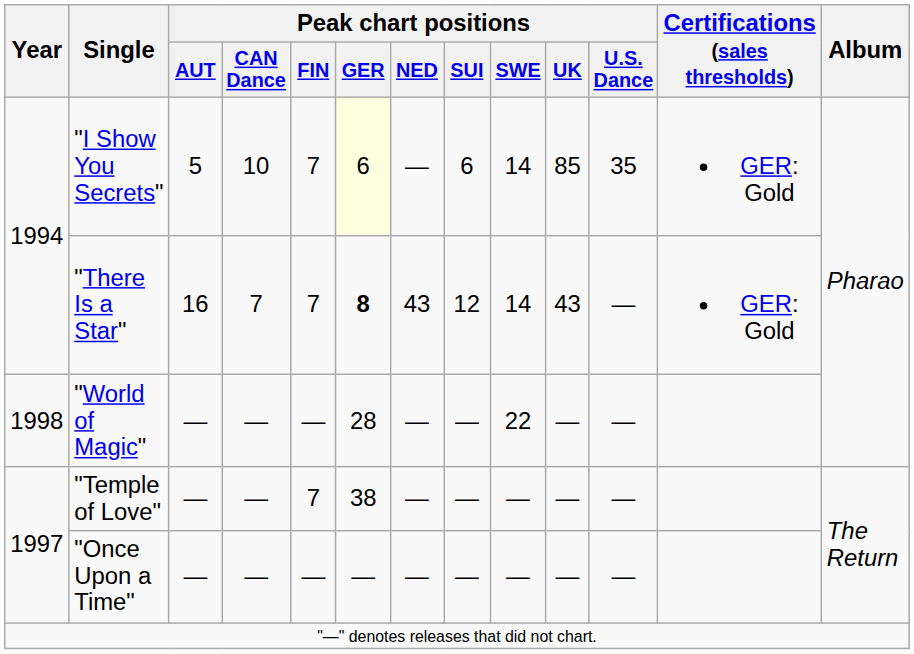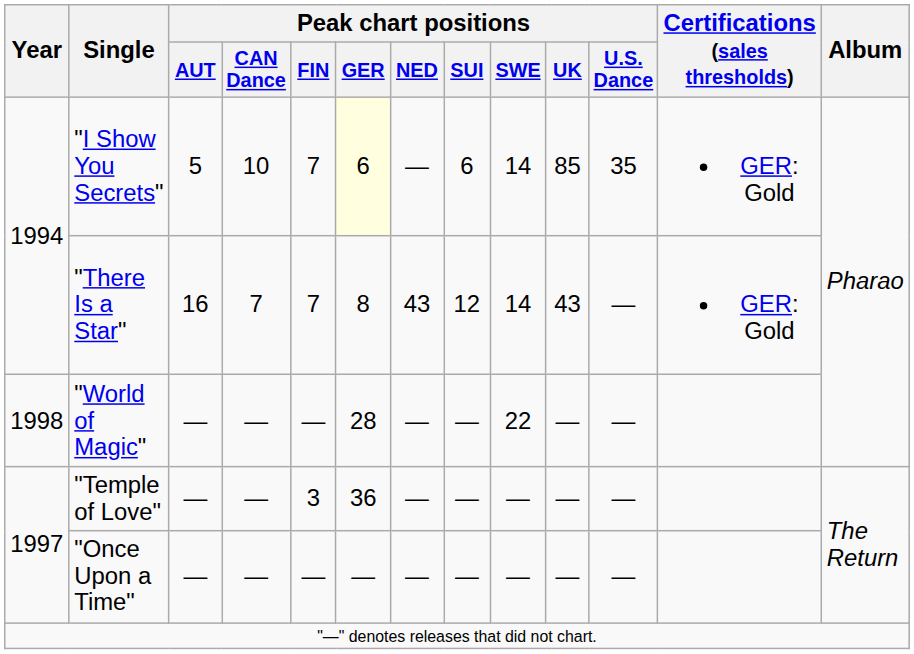(363, 305) bold -> (363, 305) normal
(313, 498) 7 -> (313, 498) 3
(363, 498) 38 -> (363, 498) 36
